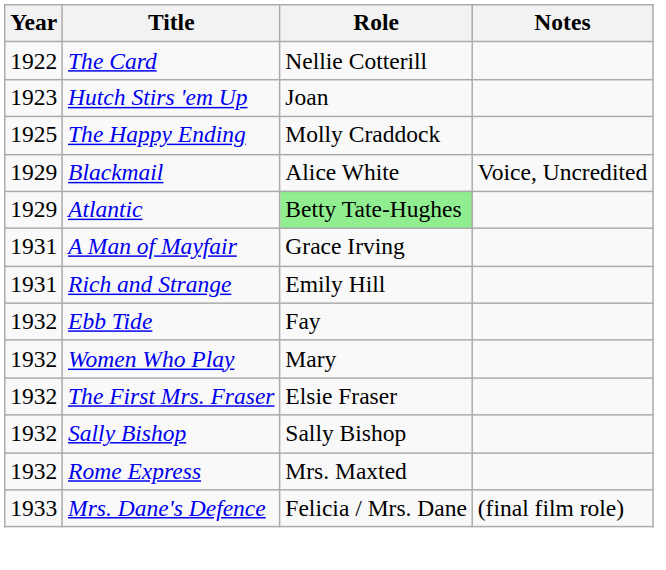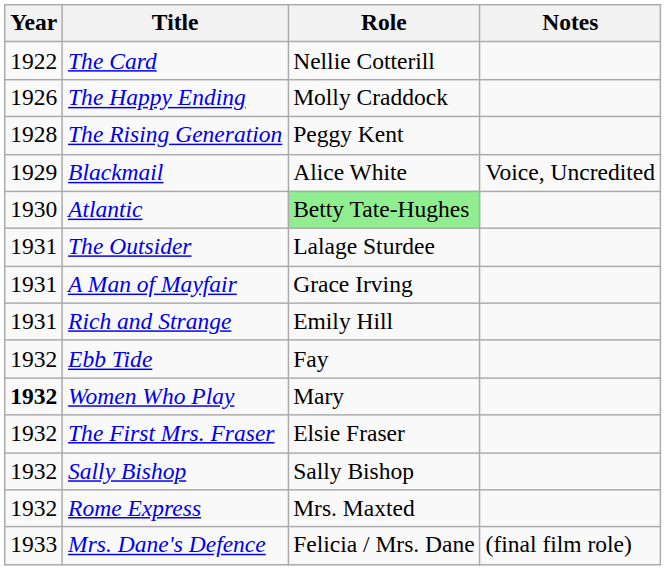- row: (158, 97)
(34, 135) 1925 -> (34, 97) 1926
+ row: (175, 135)
(34, 209) 1929 -> (34, 209) 1930
+ row: (130, 246)
(34, 358) normal -> (34, 396) bold
